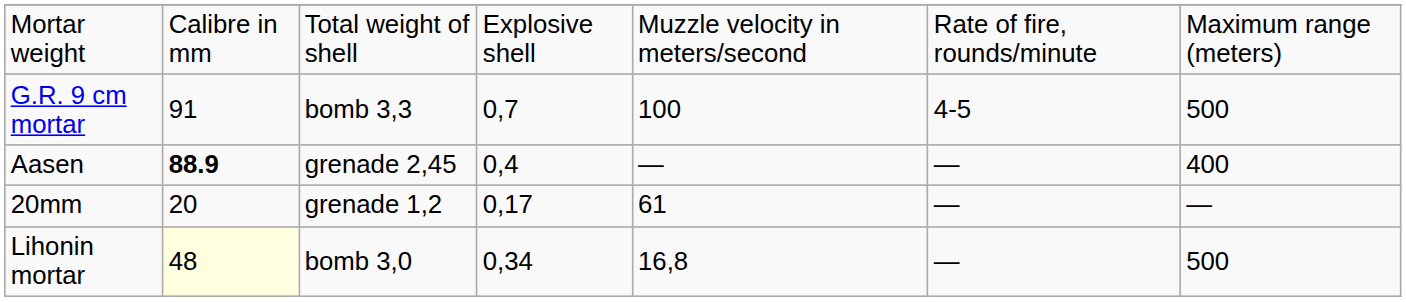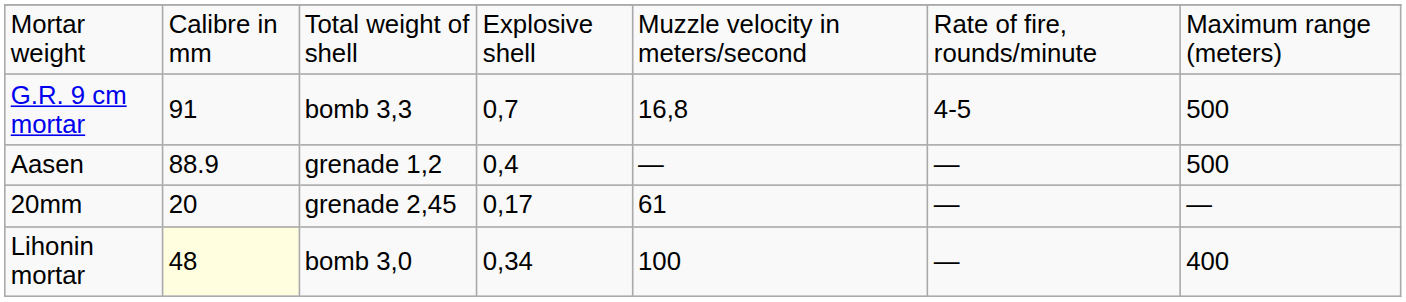(659, 109) 100 -> (663, 109) 16,8
(194, 164) bold -> (194, 164) normal
(381, 164) grenade 2,45 -> (373, 164) grenade 1,2
(1208, 164) 400 -> (1208, 164) 500
(373, 205) grenade 1,2 -> (381, 205) grenade 2,45
(663, 260) 16,8 -> (659, 260) 100
(1208, 260) 500 -> (1208, 260) 400
